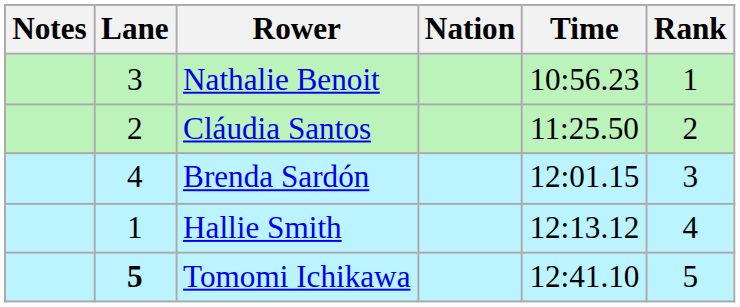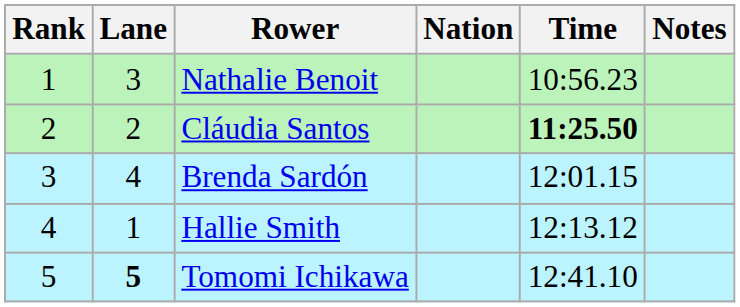columns swapped: (690, 29) <-> (49, 29)
(584, 128) normal -> (583, 128) bold
